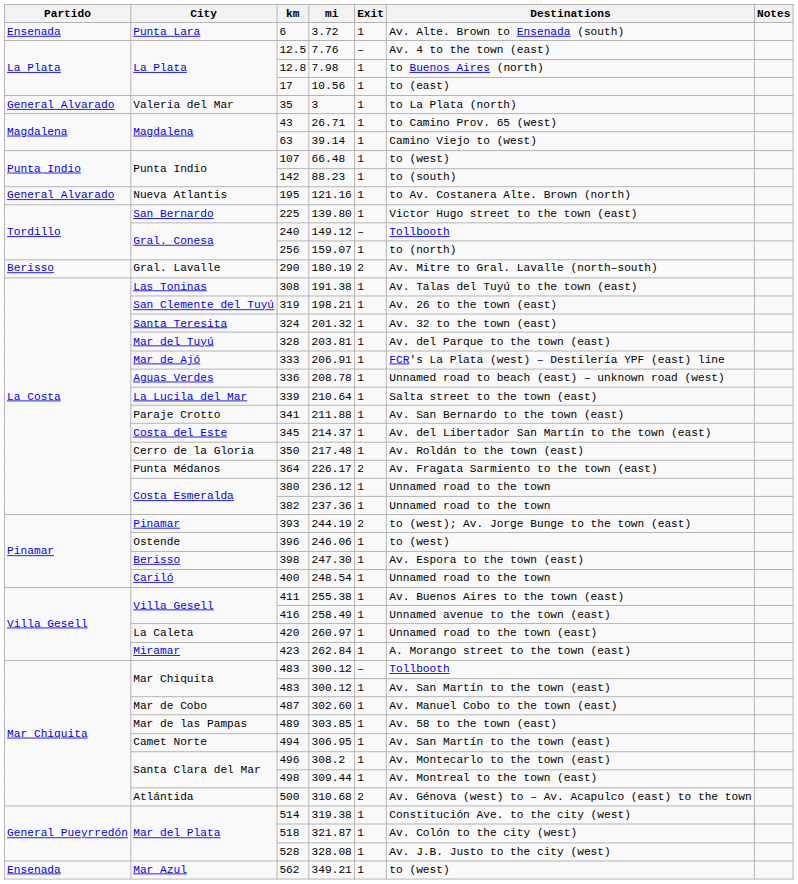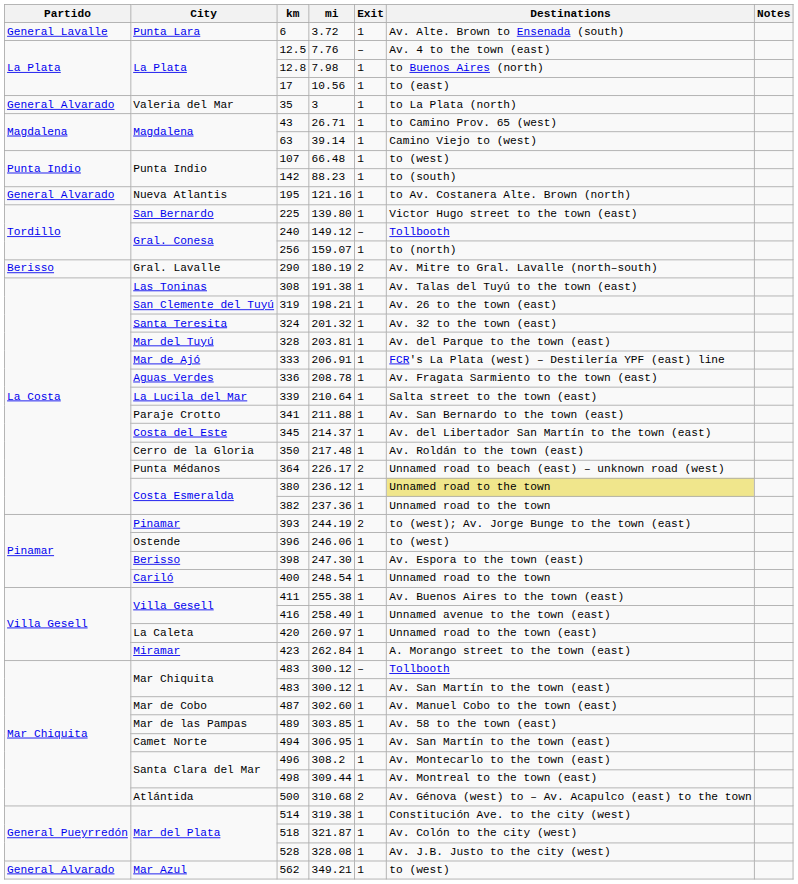(34, 32) Ensenada -> (57, 32) General Lavalle
(557, 378) Unnamed road to beach (east) – unknown road (west) -> (524, 378) Av. Fragata Sarmiento to the town (east)
(524, 469) Av. Fragata Sarmiento to the town (east) -> (557, 469) Unnamed road to beach (east) – unknown road (west)
(470, 487) no background -> (470, 487) khaki background
(34, 870) Ensenada -> (61, 870) General Alvarado
